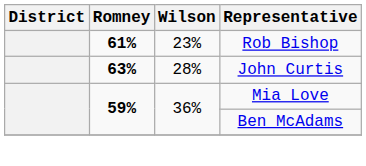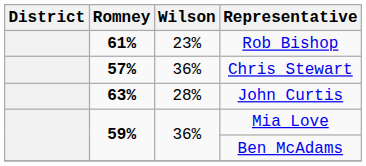+ row: (290, 70)
